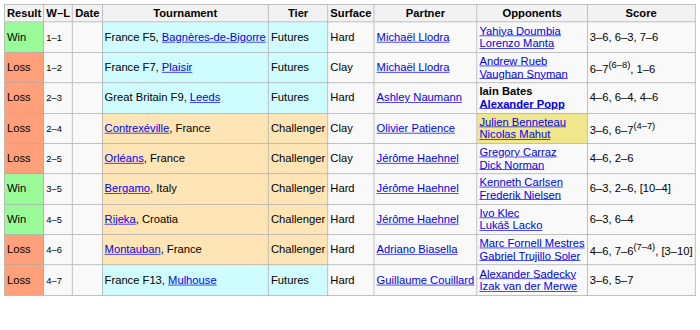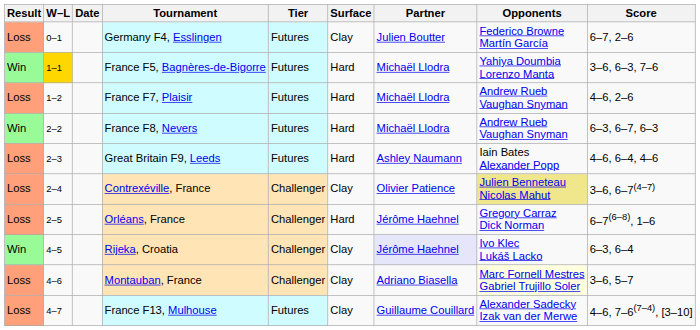+ row: (163, 37)
(54, 38) no background -> (54, 68) gold background
(342, 67) Clay -> (342, 98) Hard
(623, 67) 6–7(6–8), 1–6 -> (612, 98) 4–6, 2–6
+ row: (151, 128)
(522, 98) bold -> (519, 158) normal
(342, 158) Clay -> (342, 219) Hard
(612, 158) 4–6, 2–6 -> (623, 219) 6–7(6–8), 1–6
- row: (141, 189)
(342, 219) Hard -> (342, 249) Clay
(418, 219) no background -> (418, 249) lavender background
(342, 249) Hard -> (342, 280) Clay
(532, 249) no background -> (532, 280) lightyellow background
(641, 249) 4–6, 7–6(7–4), [3–10] -> (612, 280) 3–6, 5–7
(342, 280) Hard -> (342, 310) Clay
(612, 280) 3–6, 5–7 -> (641, 310) 4–6, 7–6(7–4), [3–10]
